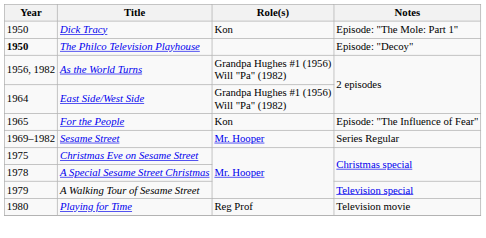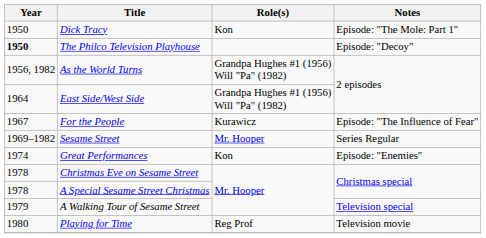(18, 122) 1965 -> (18, 122) 1967
(224, 122) Kon -> (235, 122) Kurawicz
+ row: (104, 156)
(18, 156) 1975 -> (18, 173) 1978
